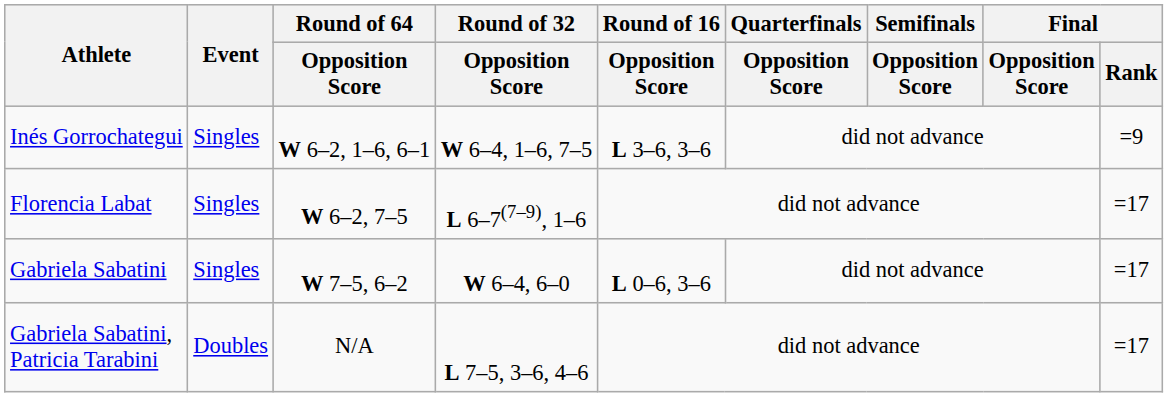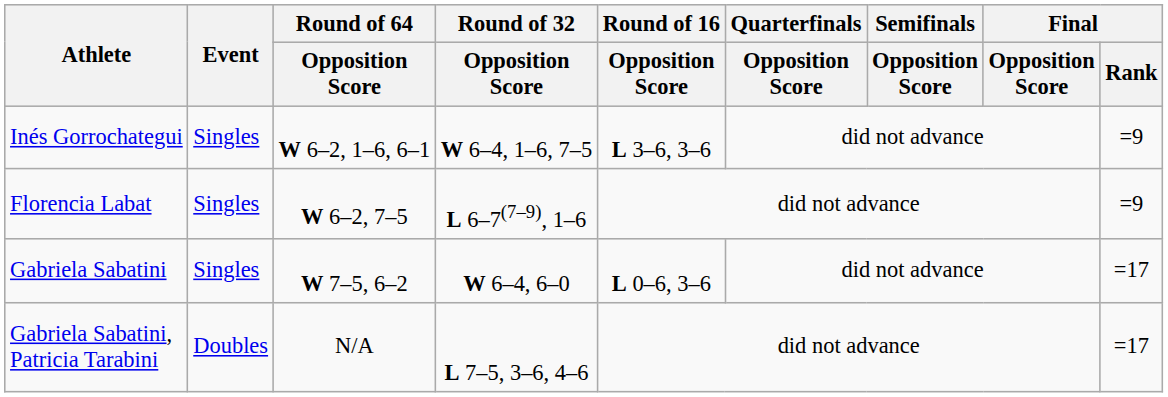(1131, 203) =17 -> (1131, 203) =9
